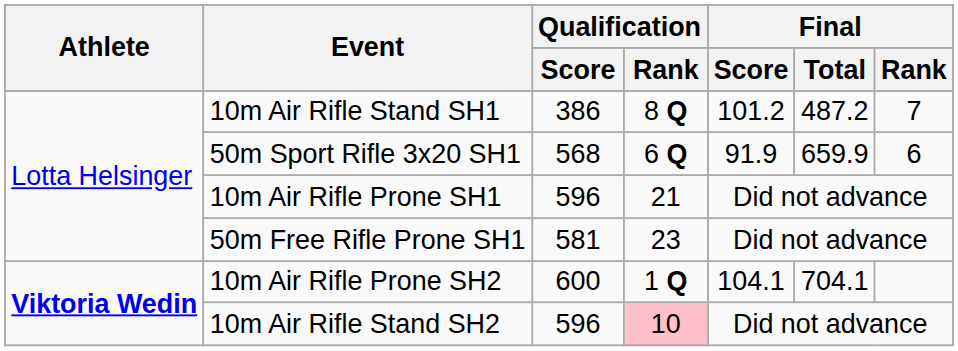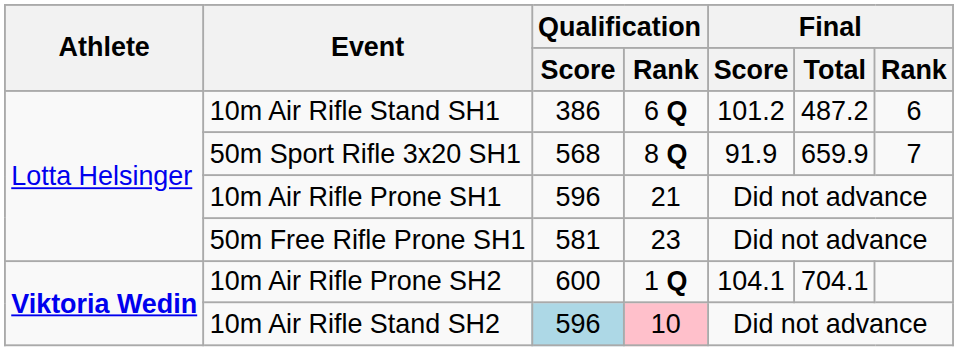(666, 112) 8 Q -> (666, 112) 6 Q
(914, 112) 7 -> (914, 112) 6
(666, 154) 6 Q -> (666, 154) 8 Q
(914, 154) 6 -> (914, 154) 7
(578, 324) no background -> (578, 324) lightblue background
